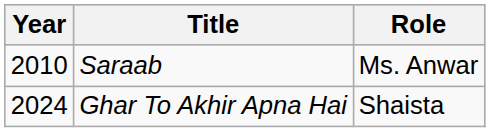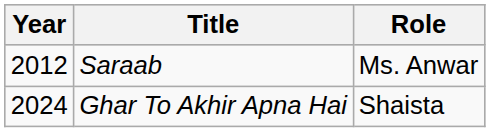(39, 65) 2010 -> (39, 65) 2012
